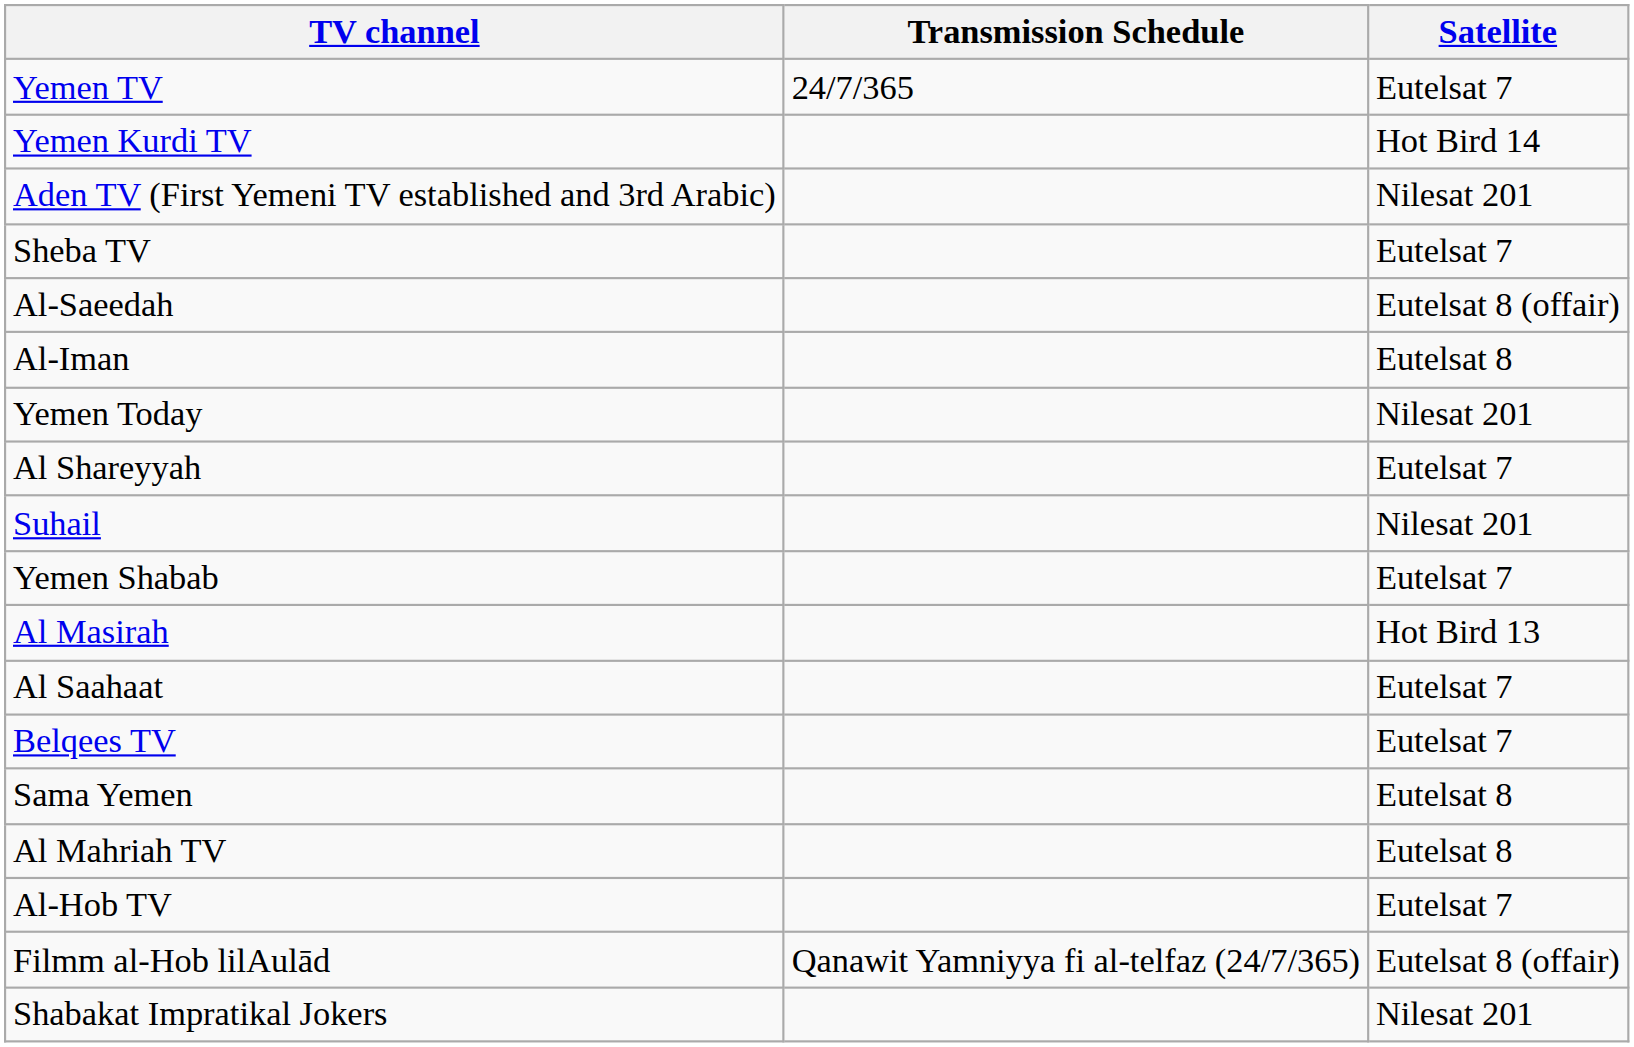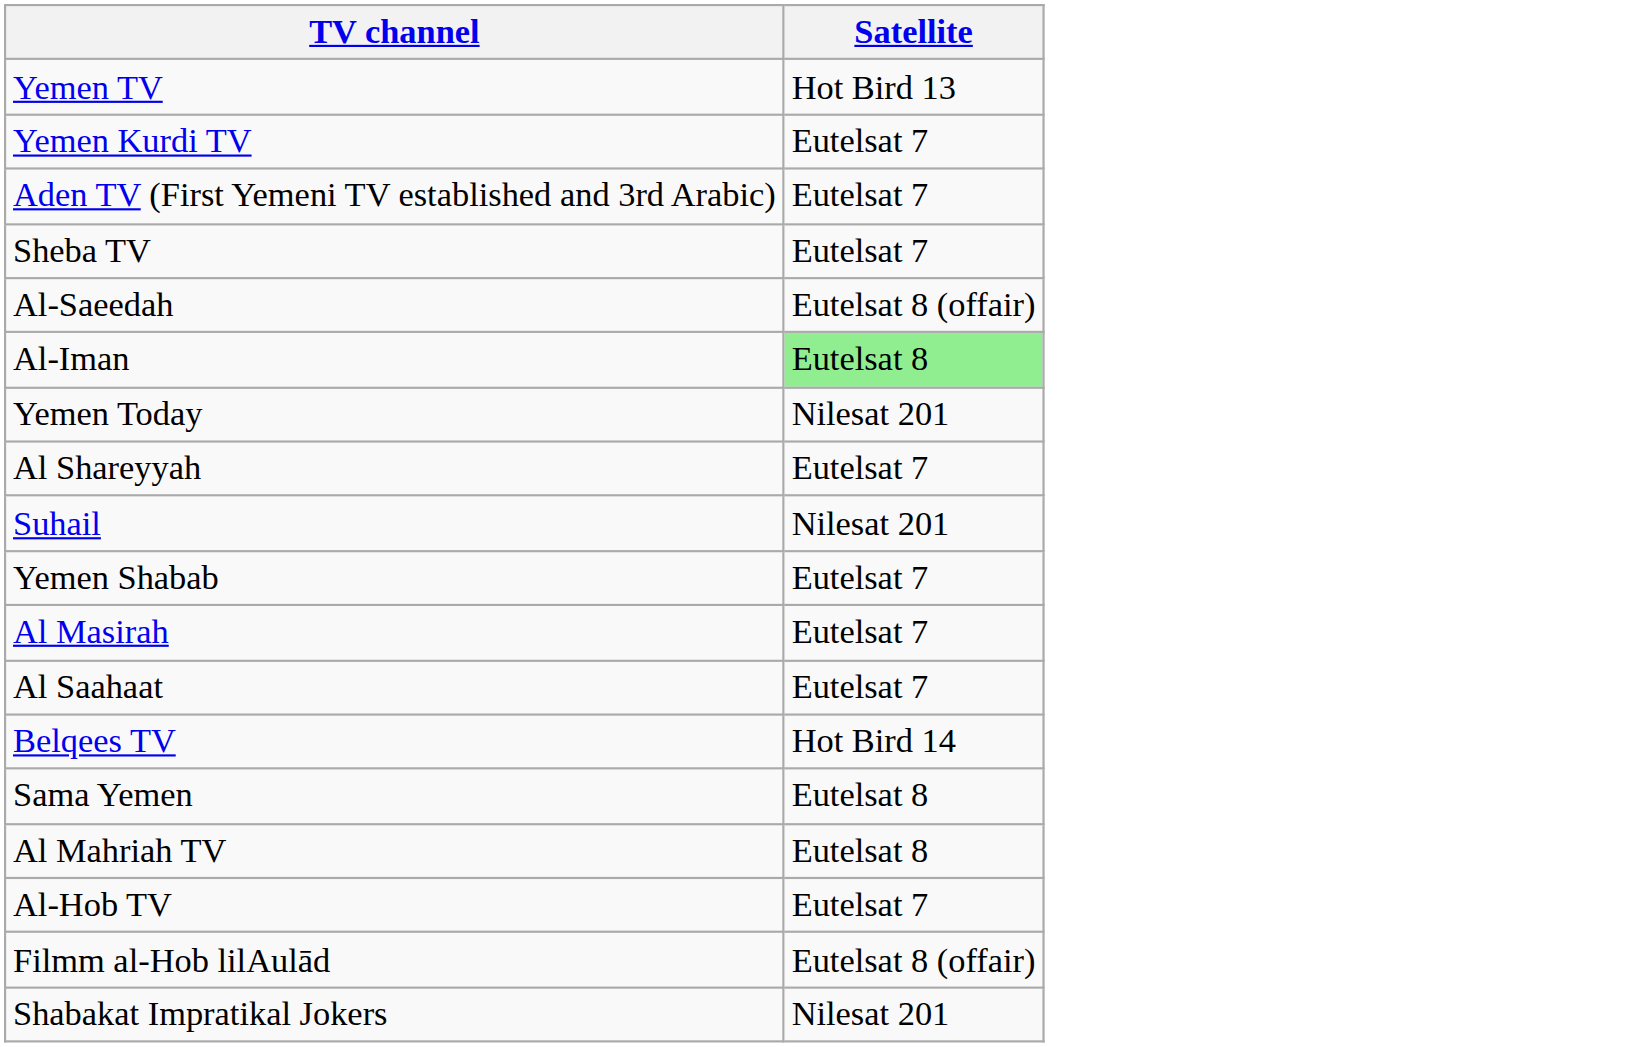- column: (1076, 31)
(1444, 86) Eutelsat 7 -> (874, 86) Hot Bird 13
(1458, 140) Hot Bird 14 -> (860, 140) Eutelsat 7
(1455, 195) Nilesat 201 -> (860, 195) Eutelsat 7
(1444, 359) no background -> (860, 359) lightgreen background
(1458, 631) Hot Bird 13 -> (860, 631) Eutelsat 7
(1444, 741) Eutelsat 7 -> (874, 741) Hot Bird 14
